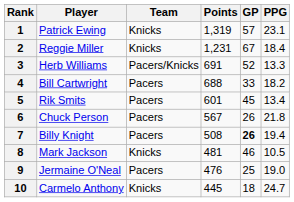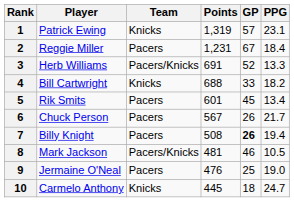(145, 48) Knicks -> (146, 48) Pacers
(146, 83) Pacers -> (145, 83) Knicks
(274, 118) 21.8 -> (274, 118) 21.7
(145, 153) Knicks -> (164, 153) Pacers/Knicks
